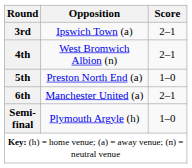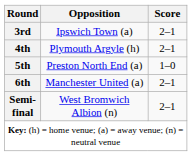(94, 54) West Bromwich Albion (n) -> (94, 48) Plymouth Argyle (h)
(94, 118) Plymouth Argyle (h) -> (94, 106) West Bromwich Albion (n)
(167, 118) 1–0 -> (167, 106) 2–1
